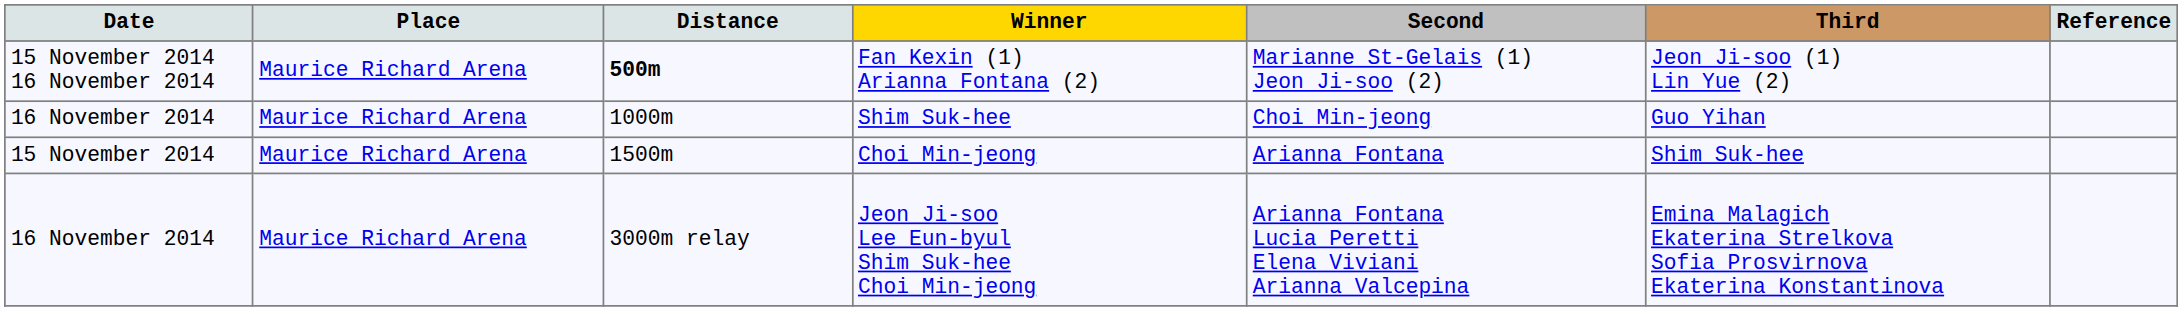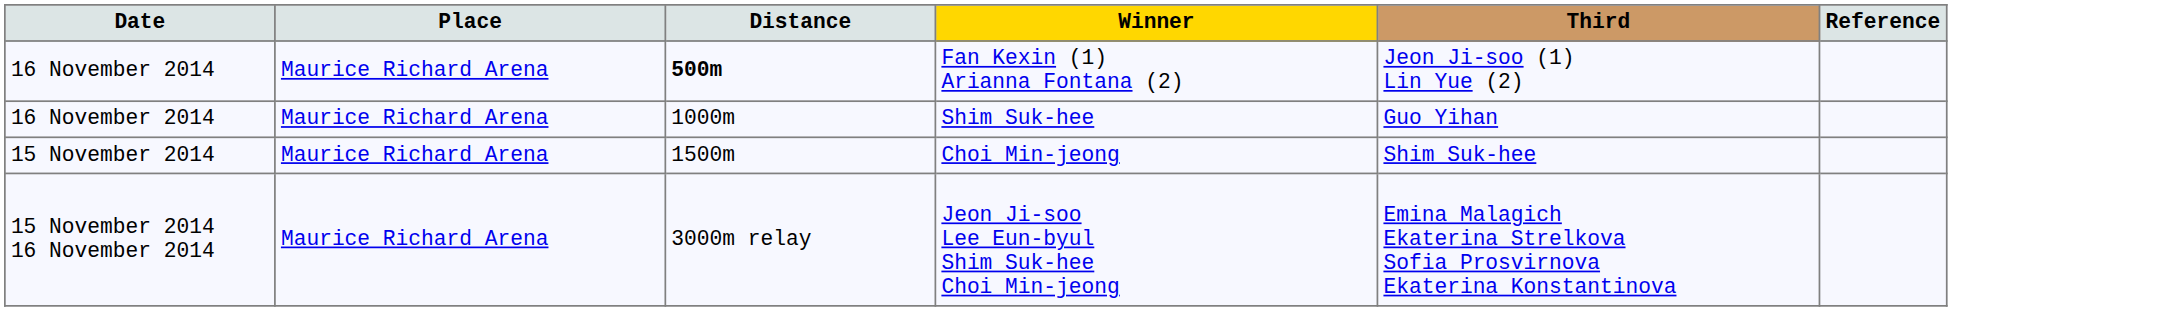- column: (1446, 23)
(113, 71) 15 November 2014 16 November 2014 -> (113, 71) 16 November 2014
(113, 240) 16 November 2014 -> (113, 240) 15 November 2014 16 November 2014
